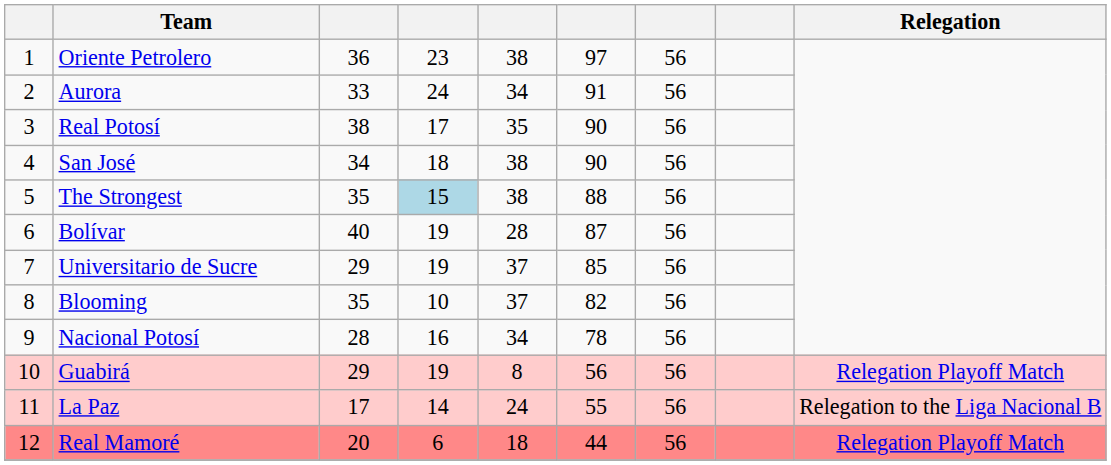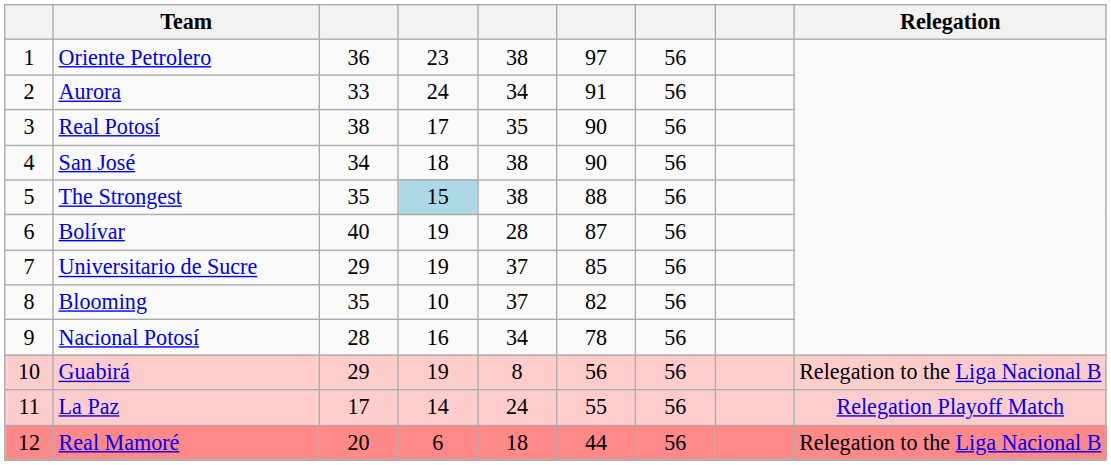(950, 372) Relegation Playoff Match -> (950, 372) Relegation to the Liga Nacional B
(950, 407) Relegation to the Liga Nacional B -> (950, 407) Relegation Playoff Match
(950, 442) Relegation Playoff Match -> (950, 442) Relegation to the Liga Nacional B
